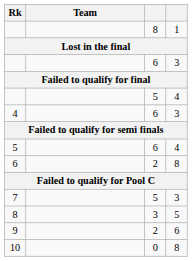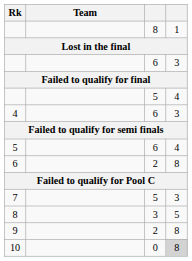(177, 231) 6 -> (177, 231) 8
(177, 248) no background -> (177, 248) lightgrey background
